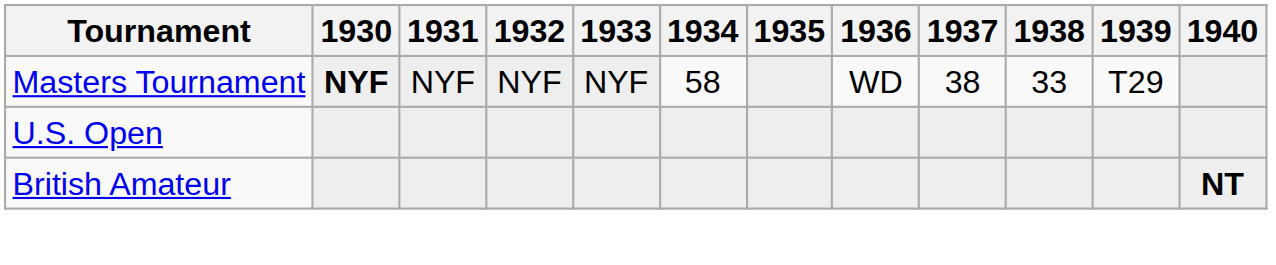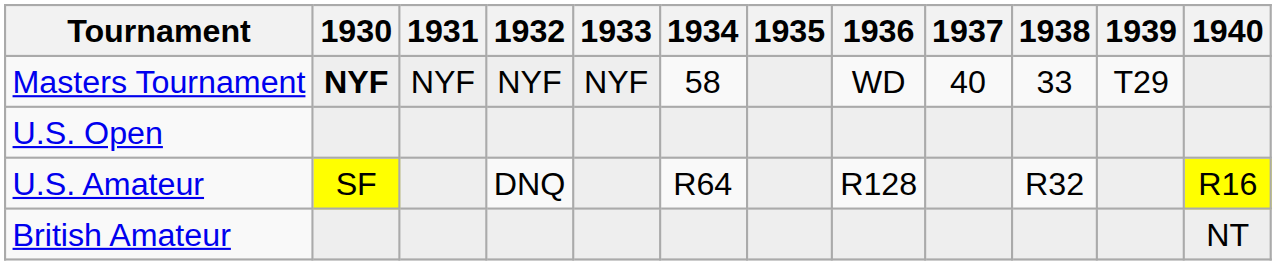(963, 82) 38 -> (968, 82) 40
+ row: (108, 184)
(1222, 184) bold -> (1228, 235) normal
